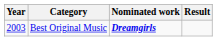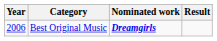(16, 28) 2003 -> (16, 28) 2006
